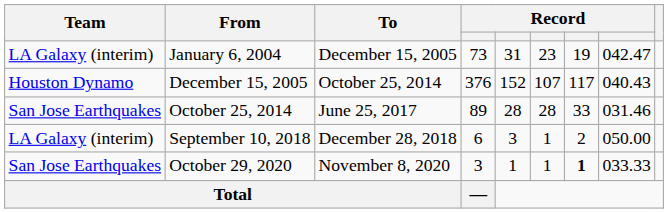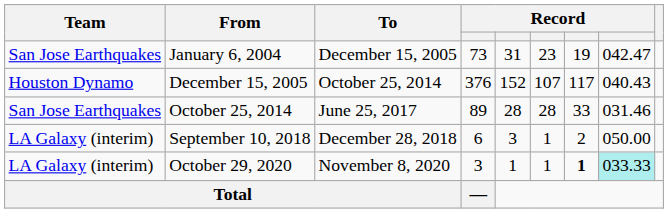(81, 54) LA Galaxy (interim) -> (85, 54) San Jose Earthquakes
(85, 166) San Jose Earthquakes -> (81, 166) LA Galaxy (interim)
(627, 166) no background -> (627, 166) paleturquoise background
